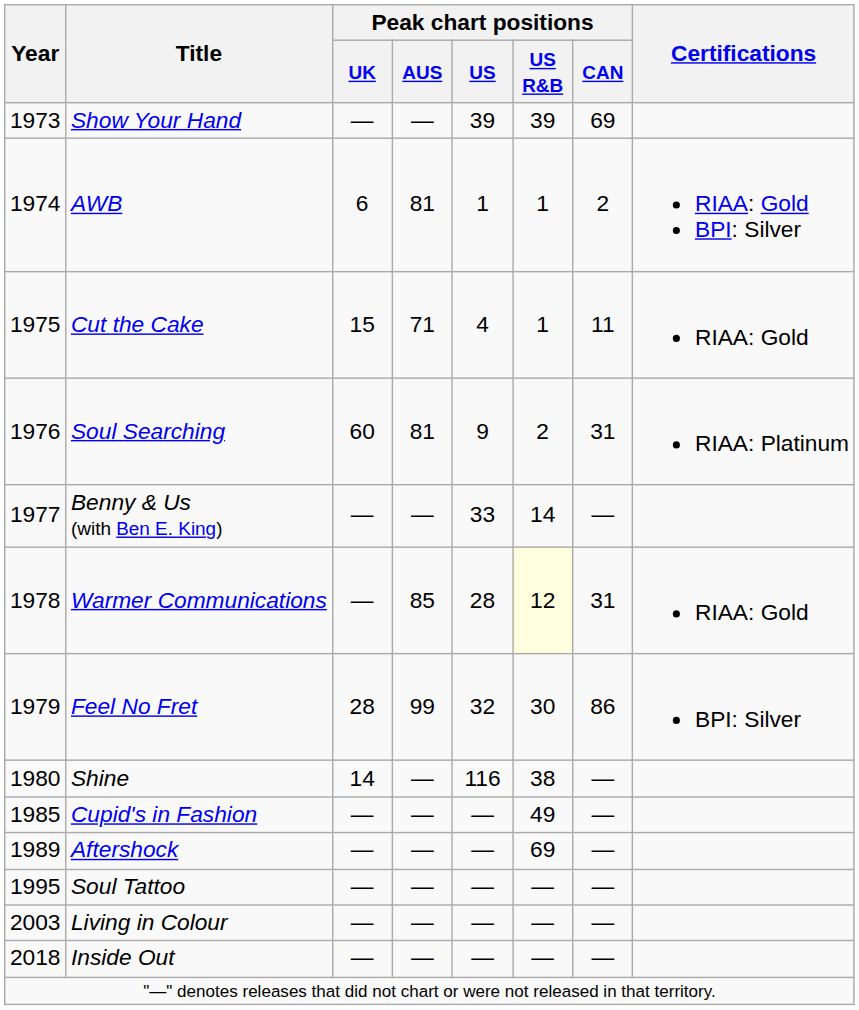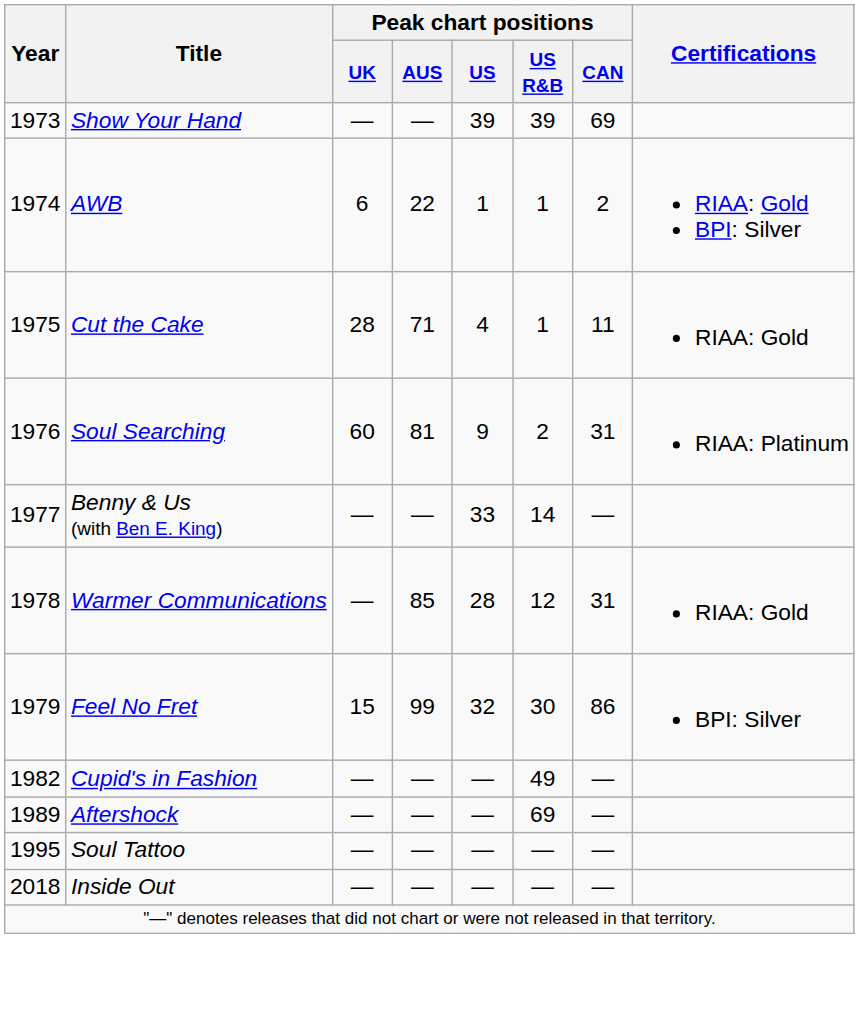(422, 204) 81 -> (422, 204) 22
(362, 324) 15 -> (362, 324) 28
(543, 599) lightyellow background -> (543, 599) no background
(362, 706) 28 -> (362, 706) 15
- row: (100, 778)
(35, 814) 1985 -> (35, 778) 1982
- row: (149, 922)
